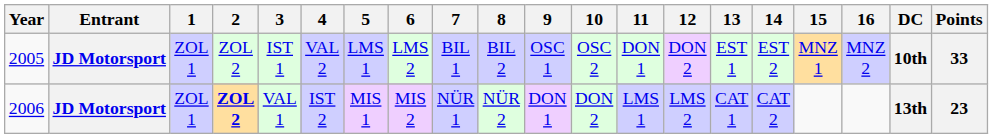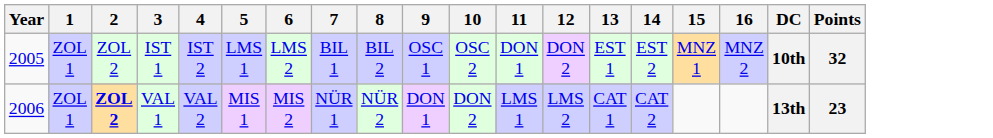- column: (109, 18)
(322, 58) VAL 2 -> (200, 58) IST 2
(959, 58) 33 -> (837, 58) 32
(322, 108) IST 2 -> (200, 108) VAL 2
